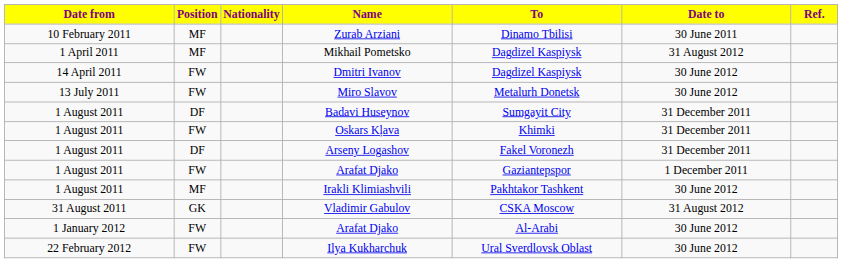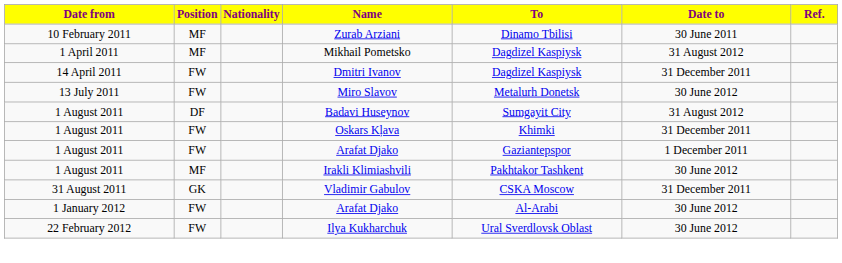(706, 73) 30 June 2012 -> (706, 73) 31 December 2011
(706, 112) 31 December 2011 -> (706, 112) 31 August 2012
- row: (89, 150)
(706, 209) 31 August 2012 -> (706, 189) 31 December 2011
